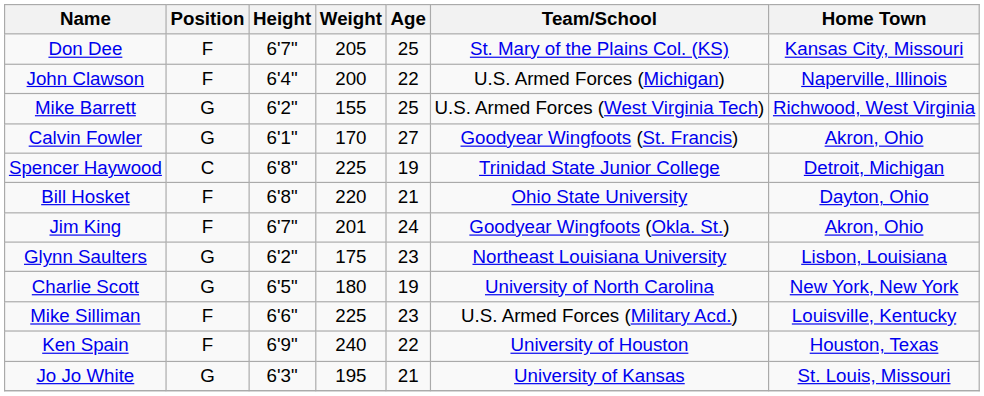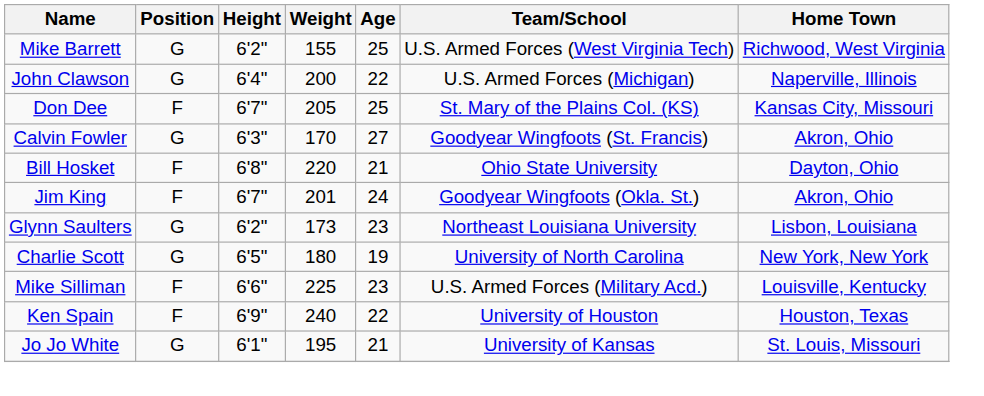rows swapped: (85, 108) <-> (85, 49)
(207, 78) F -> (177, 78) G
(282, 138) 6'1" -> (252, 138) 6'3"
- row: (85, 167)
(351, 256) 175 -> (321, 227) 173
(282, 375) 6'3" -> (252, 345) 6'1"
